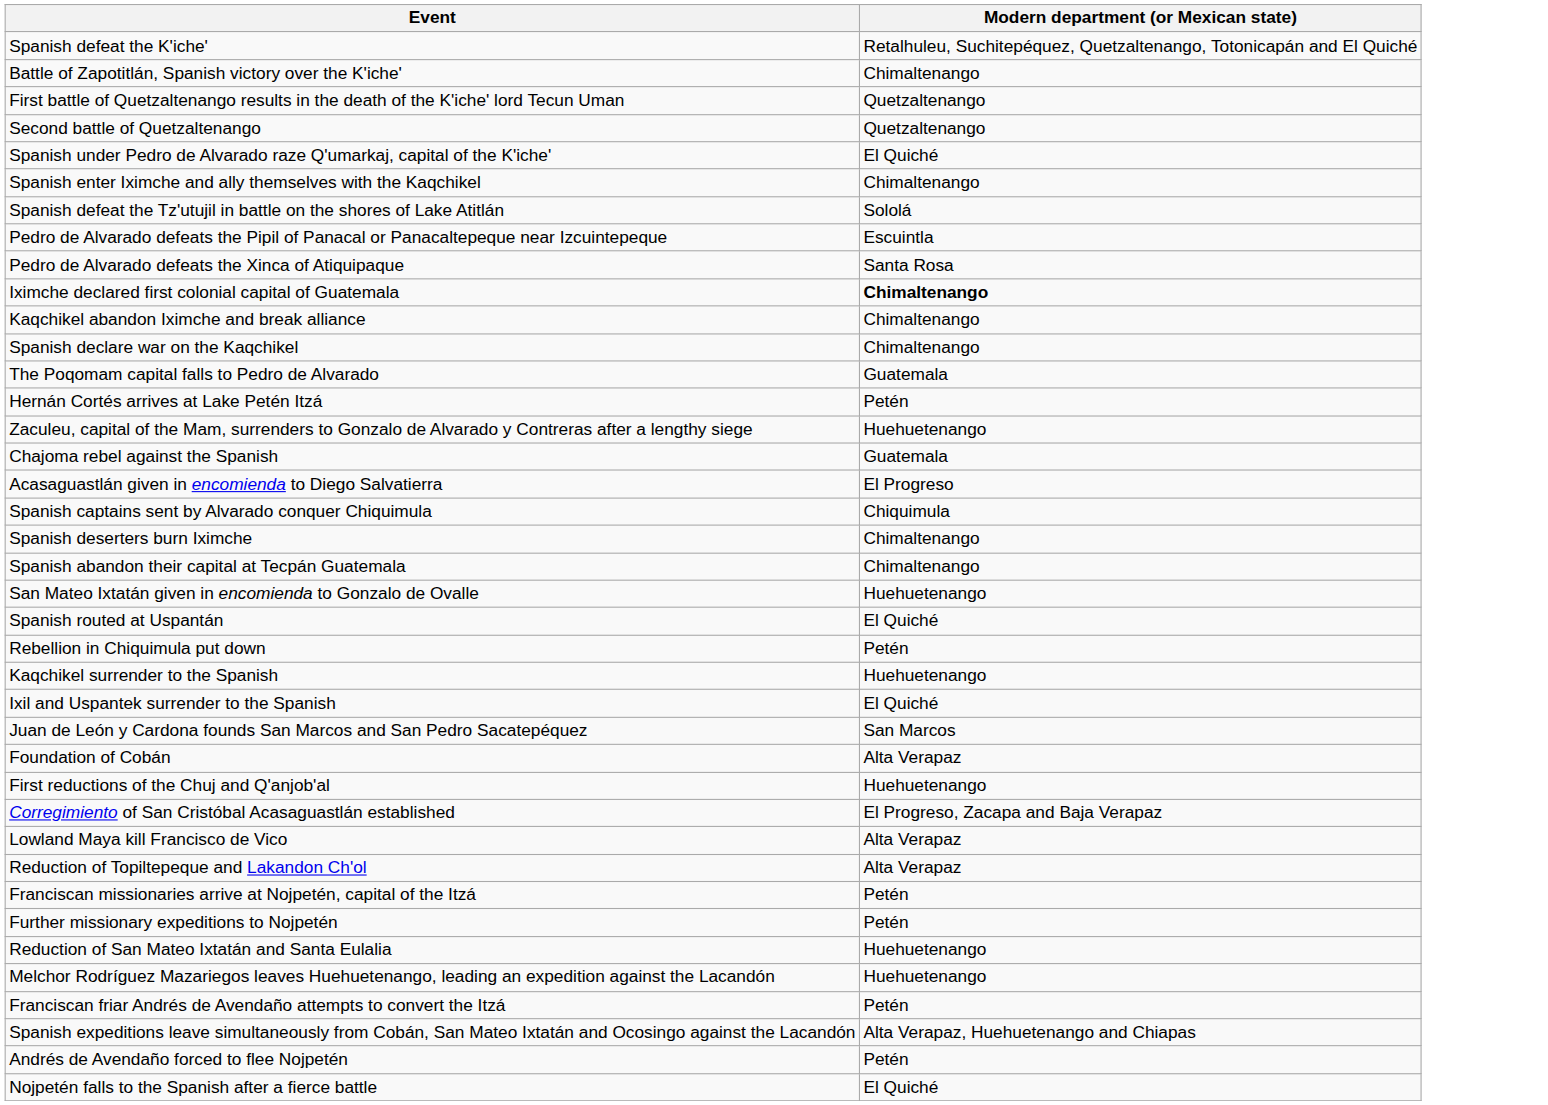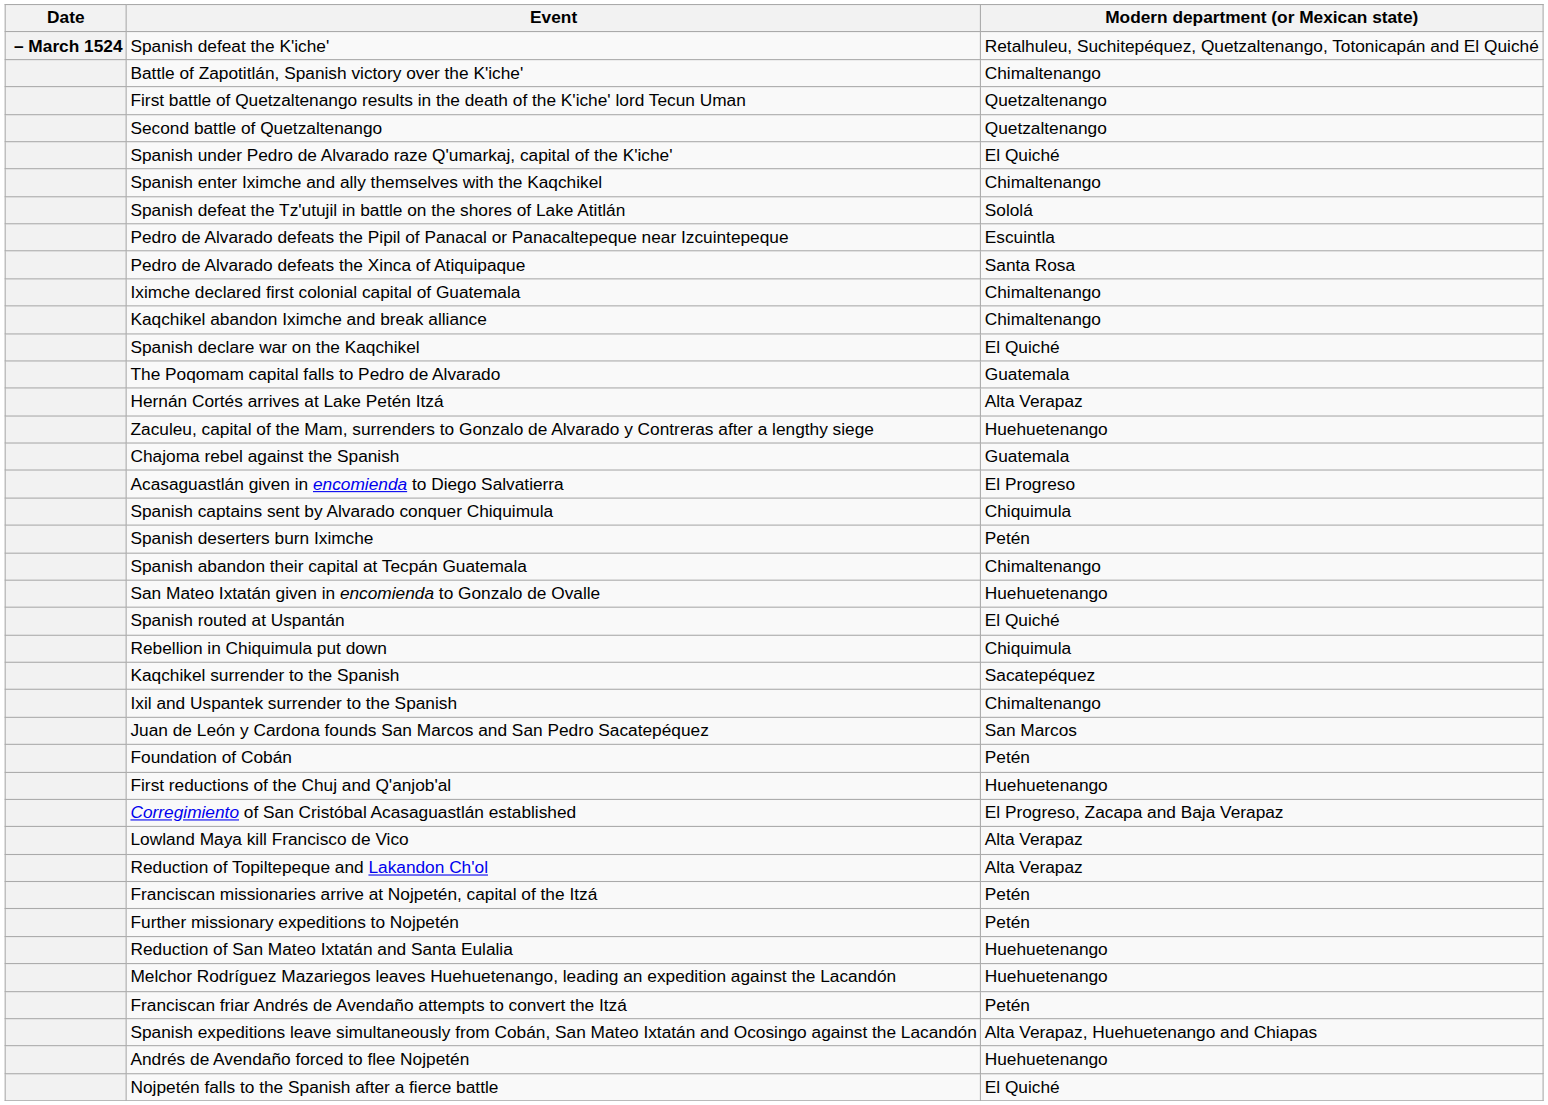+ column: (66, 18)
(926, 292) bold -> (1043, 292) normal
(922, 347) Chimaltenango -> (1022, 347) El Quiché
(886, 401) Petén -> (1034, 401) Alta Verapaz
(922, 538) Chimaltenango -> (1007, 538) Petén
(886, 648) Petén -> (1028, 648) Chiquimula
(925, 675) Huehuetenango -> (1040, 675) Sacatepéquez
(901, 703) El Quiché -> (1043, 703) Chimaltenango
(912, 758) Alta Verapaz -> (1007, 758) Petén
(886, 1059) Petén -> (1046, 1059) Huehuetenango
